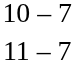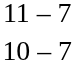rows swapped: (37, 12) <-> (37, 50)
